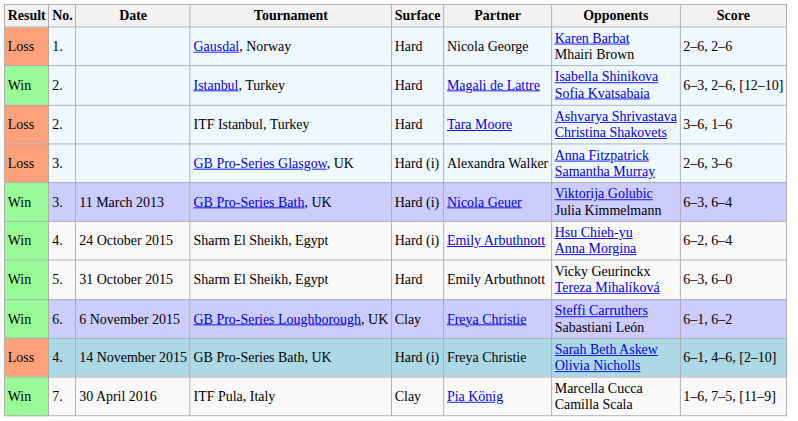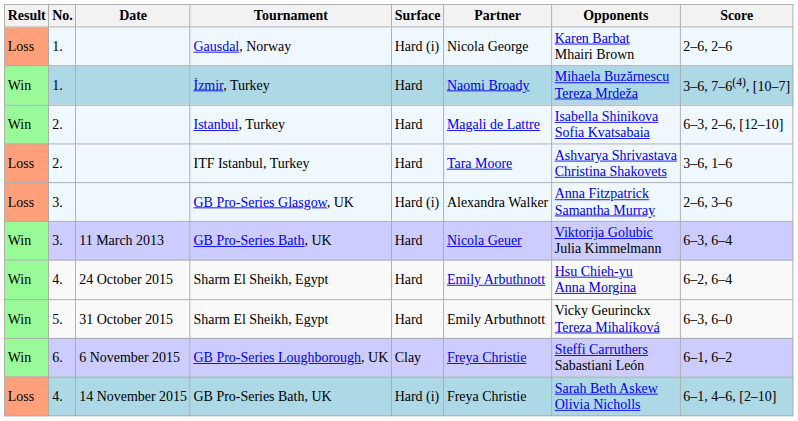(409, 46) Hard -> (417, 46) Hard (i)
+ row: (57, 84)
(417, 201) Hard (i) -> (409, 240) Hard
(417, 240) Hard (i) -> (409, 279) Hard
- row: (57, 395)
